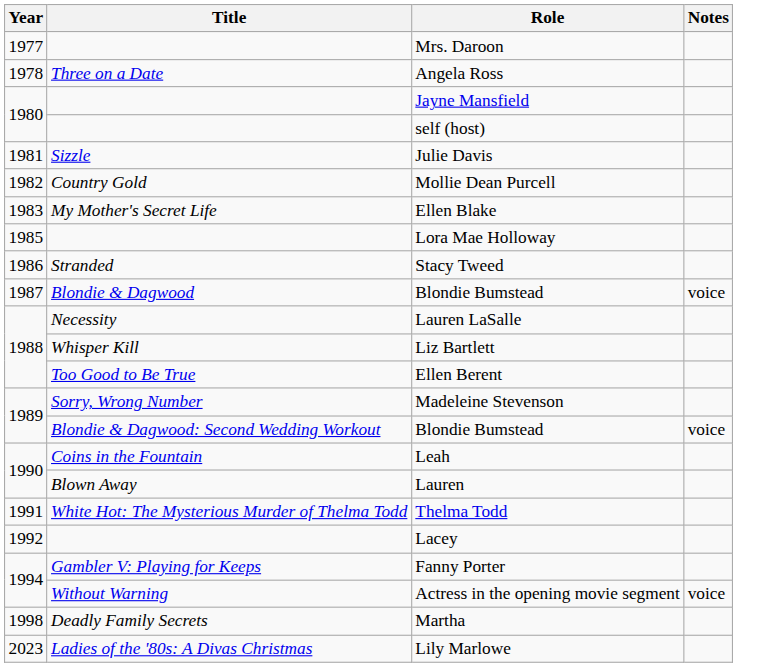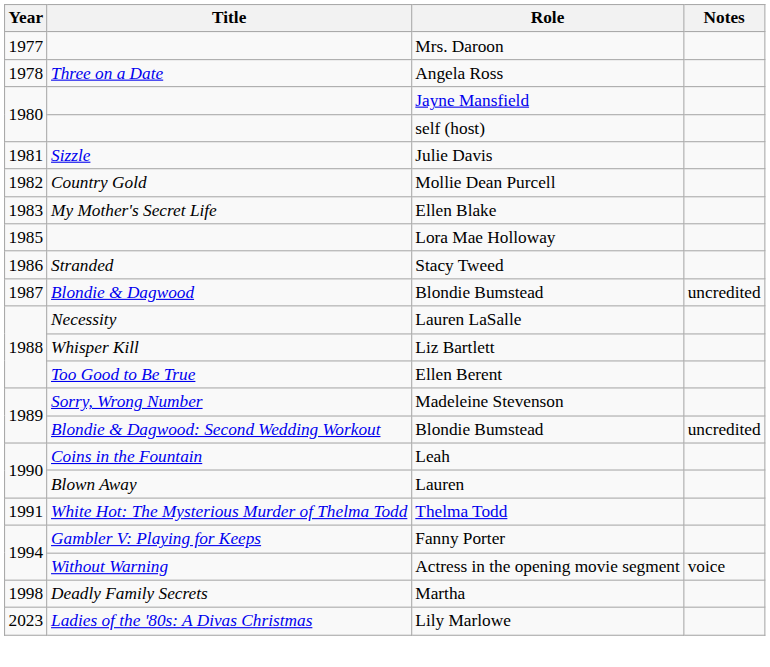(706, 292) voice -> (724, 292) uncredited
(706, 429) voice -> (724, 429) uncredited
- row: (229, 539)
